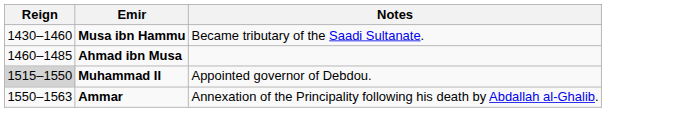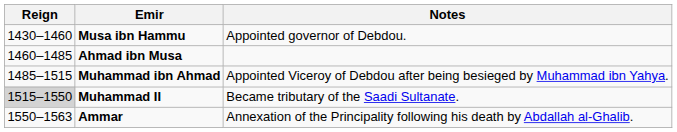(308, 35) Became tributary of the Saadi Sultanate. -> (316, 35) Appointed governor of Debdou.
+ row: (149, 76)
(282, 76) Appointed governor of Debdou. -> (343, 96) Became tributary of the Saadi Sultanate.
